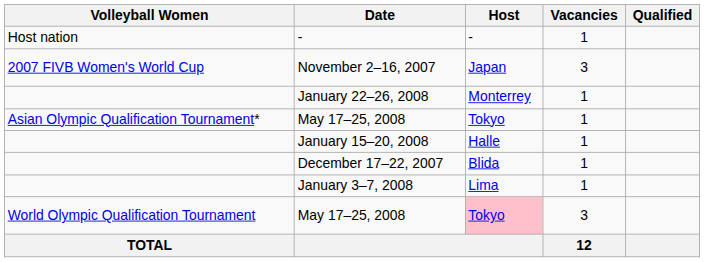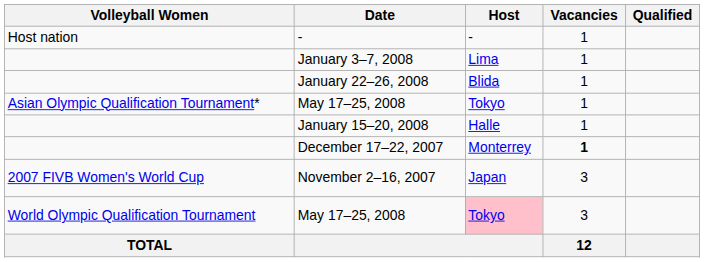rows swapped: (106, 67) <-> (149, 186)
(500, 97) Monterrey -> (484, 81) Blida
(484, 163) Blida -> (500, 147) Monterrey
(584, 163) normal -> (584, 147) bold
